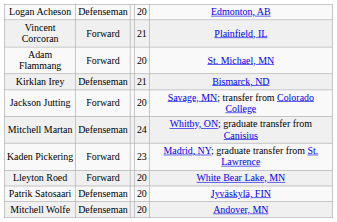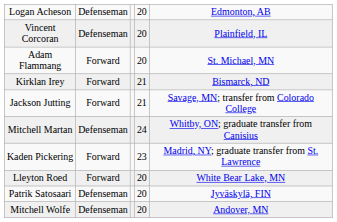(103, 33) Forward -> (103, 33) Defenseman
(142, 33) 21 -> (142, 33) 20
(103, 81) Defenseman -> (103, 81) Forward
(142, 103) 20 -> (142, 103) 21
